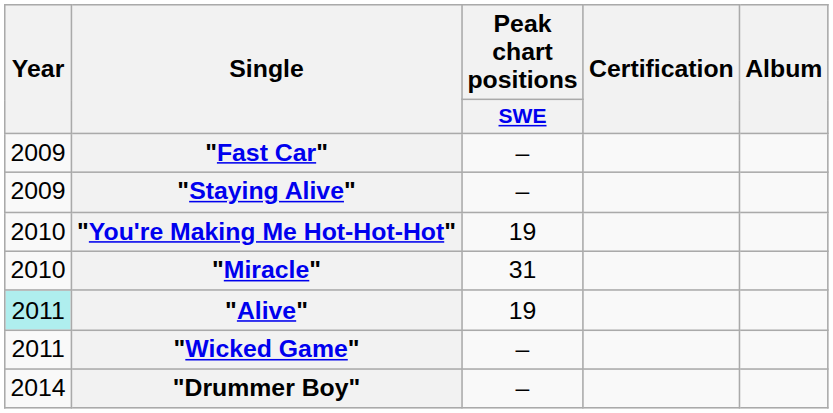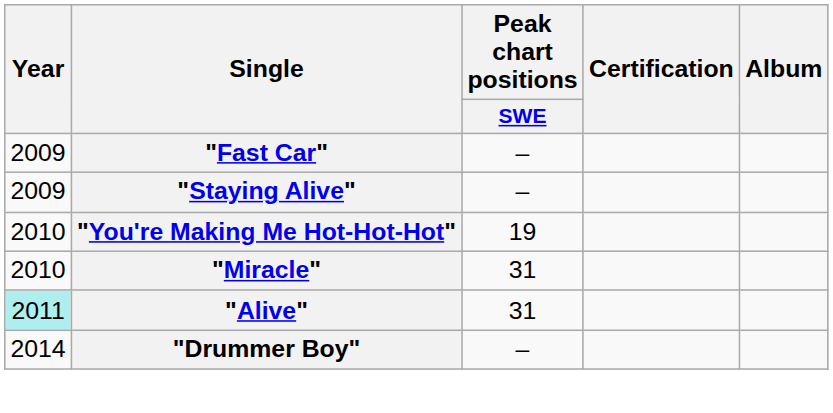(523, 309) 19 -> (523, 309) 31
- row: (267, 349)
